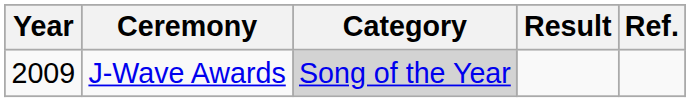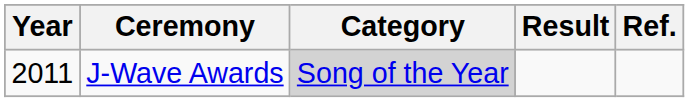(43, 72) 2009 -> (42, 72) 2011
